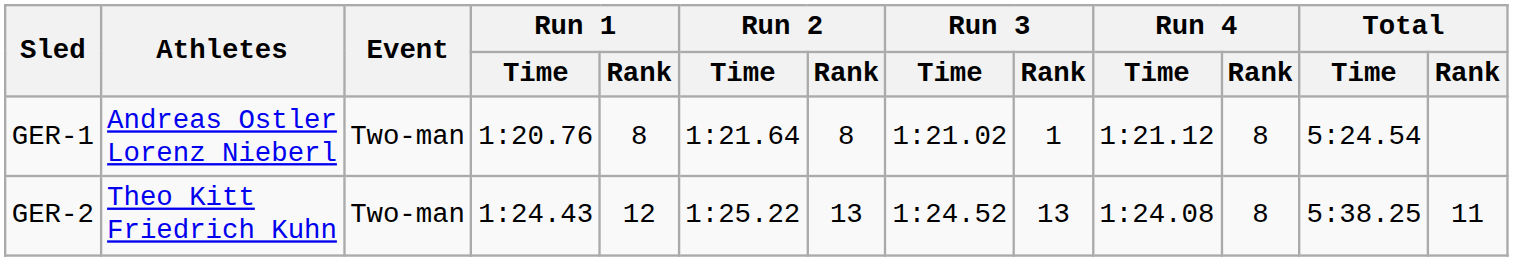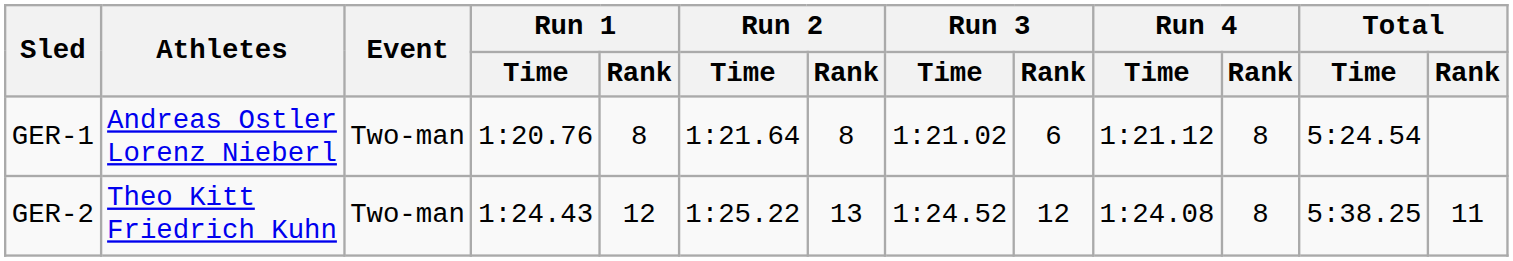(1053, 136) 1 -> (1053, 136) 6
(1053, 215) 13 -> (1053, 215) 12
